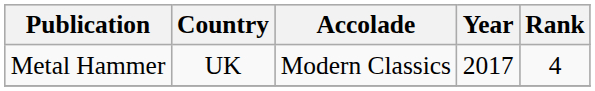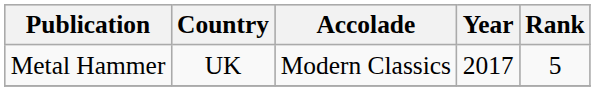(555, 65) 4 -> (555, 65) 5
